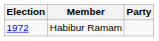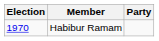(18, 28) 1972 -> (18, 28) 1970
